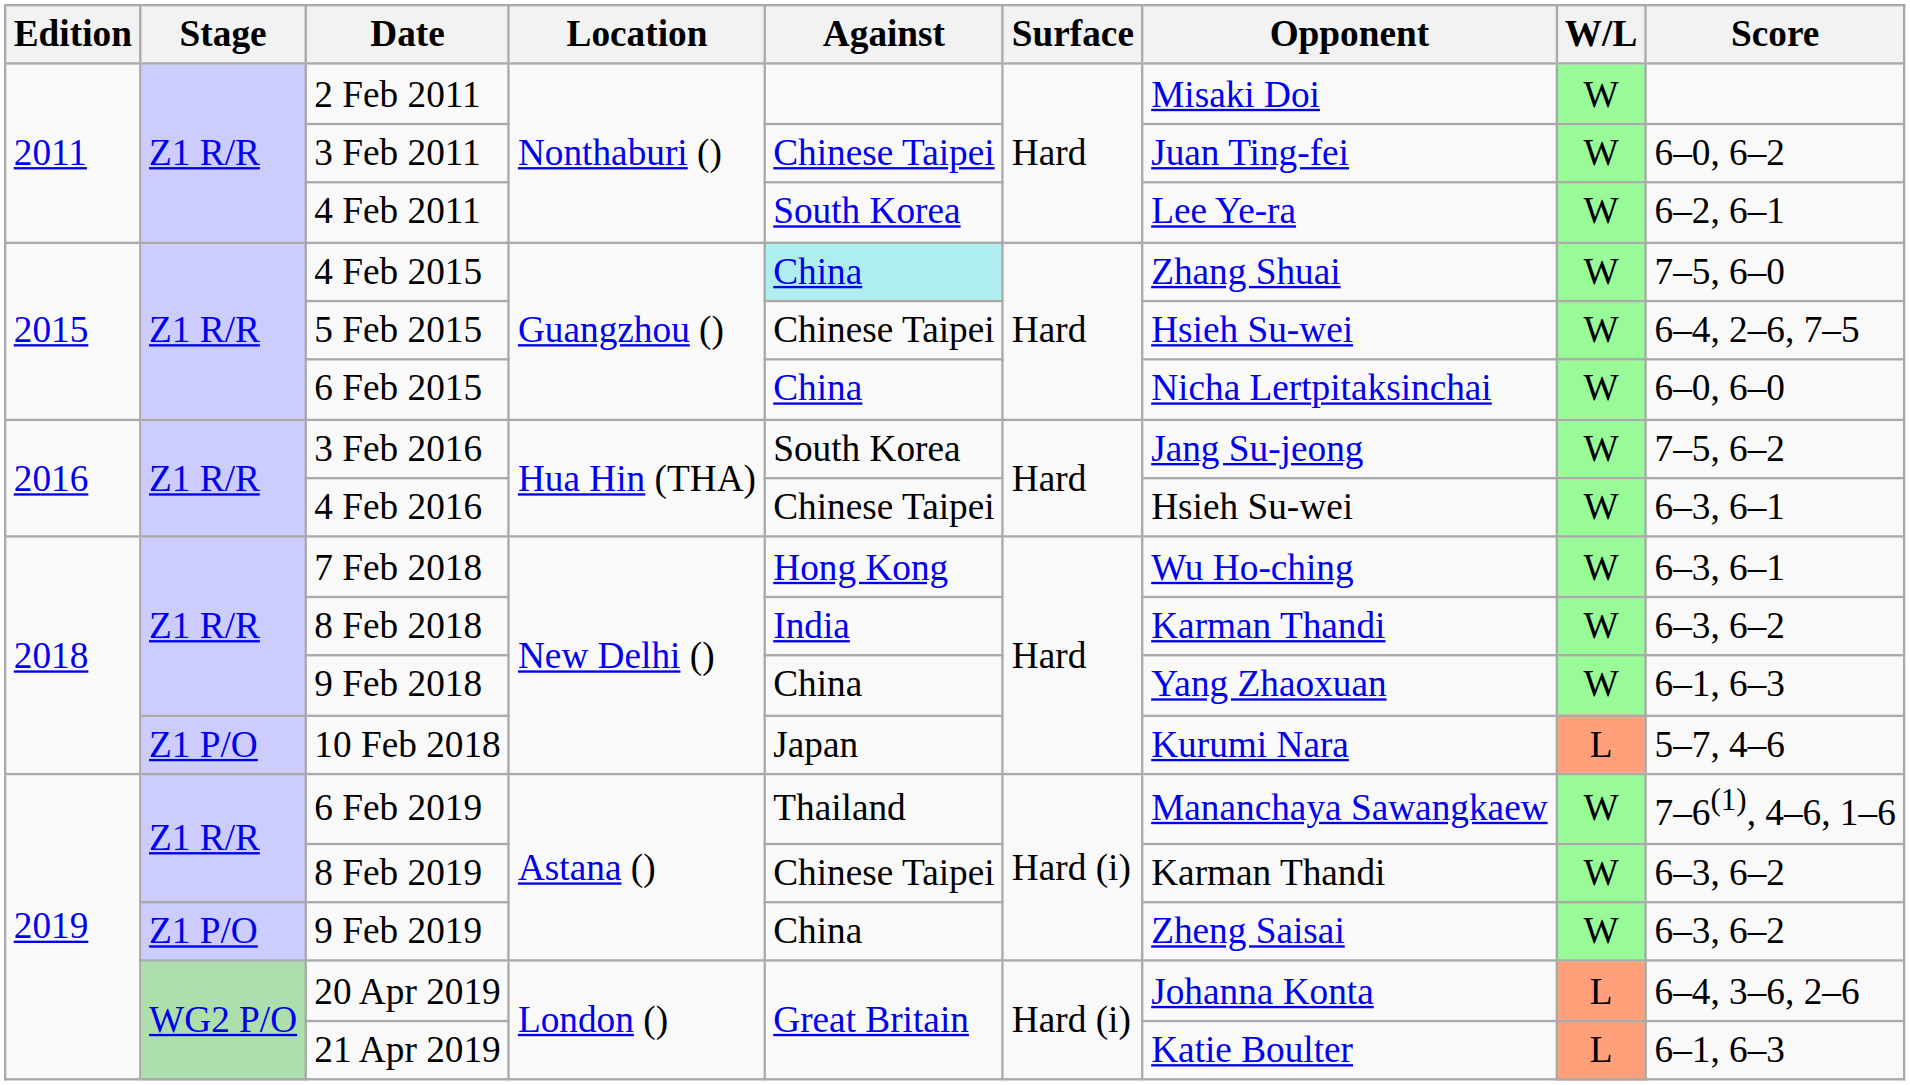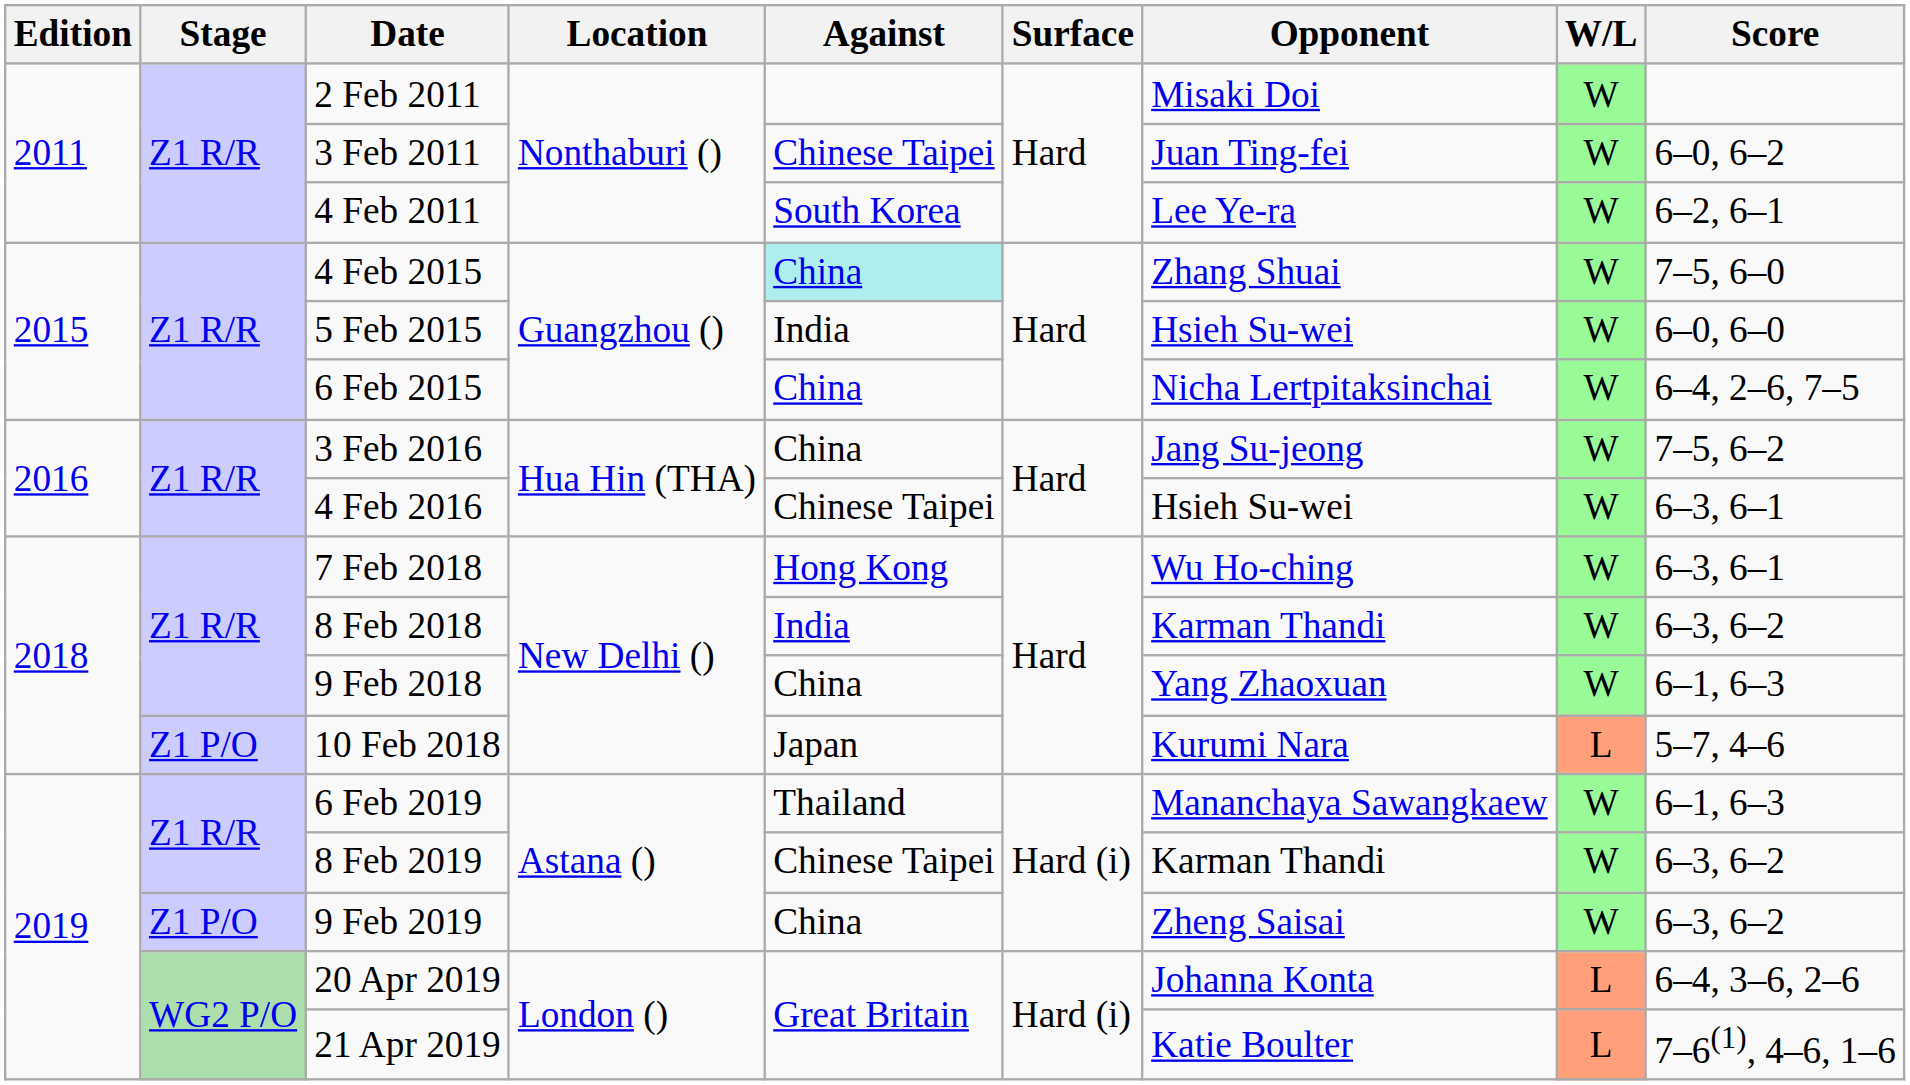(884, 329) Chinese Taipei -> (812, 329) India
(1757, 329) 6–4, 2–6, 7–5 -> (1720, 329) 6–0, 6–0
(1720, 388) 6–0, 6–0 -> (1757, 388) 6–4, 2–6, 7–5
(867, 447) South Korea -> (818, 447) China
(1775, 807) 7–6(1), 4–6, 1–6 -> (1720, 802) 6–1, 6–3
(1720, 1049) 6–1, 6–3 -> (1775, 1044) 7–6(1), 4–6, 1–6
